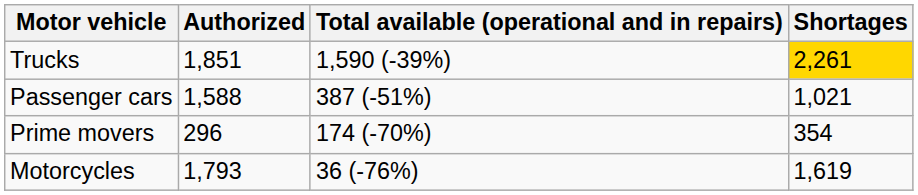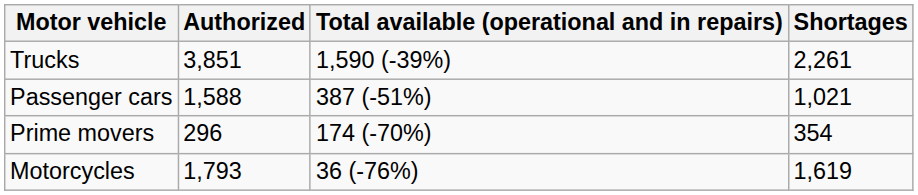(212, 60) 1,851 -> (212, 60) 3,851
(823, 60) gold background -> (823, 60) no background
